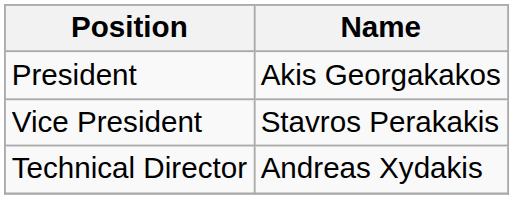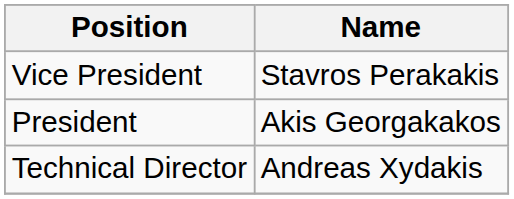rows swapped: (74, 74) <-> (107, 121)
